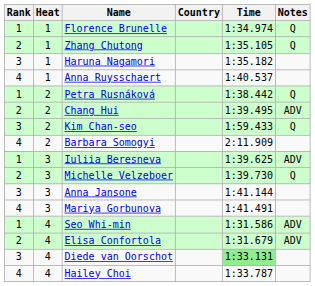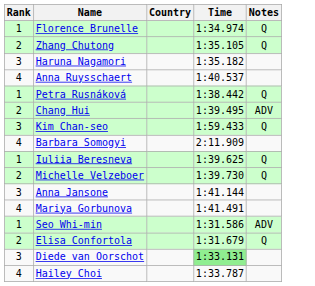- column: (48, 13)
(293, 159) ADV -> (264, 159) Q
(293, 241) ADV -> (264, 241) Q
